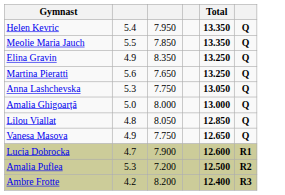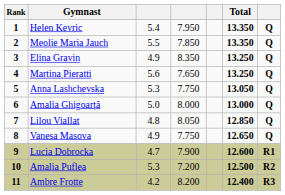+ column: (16, 12)
